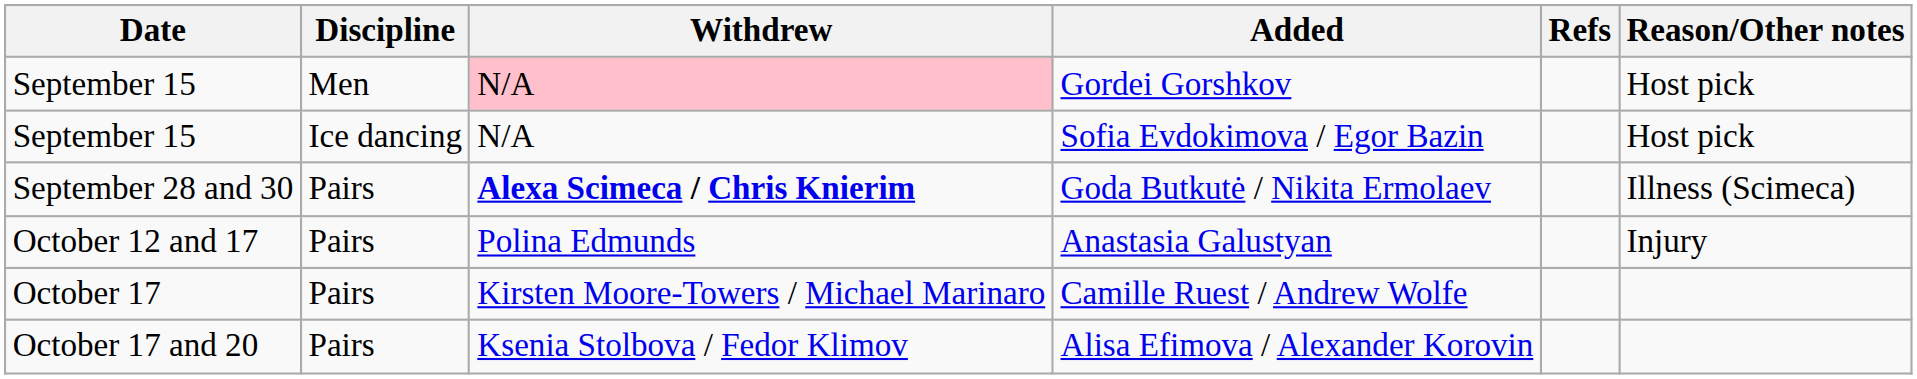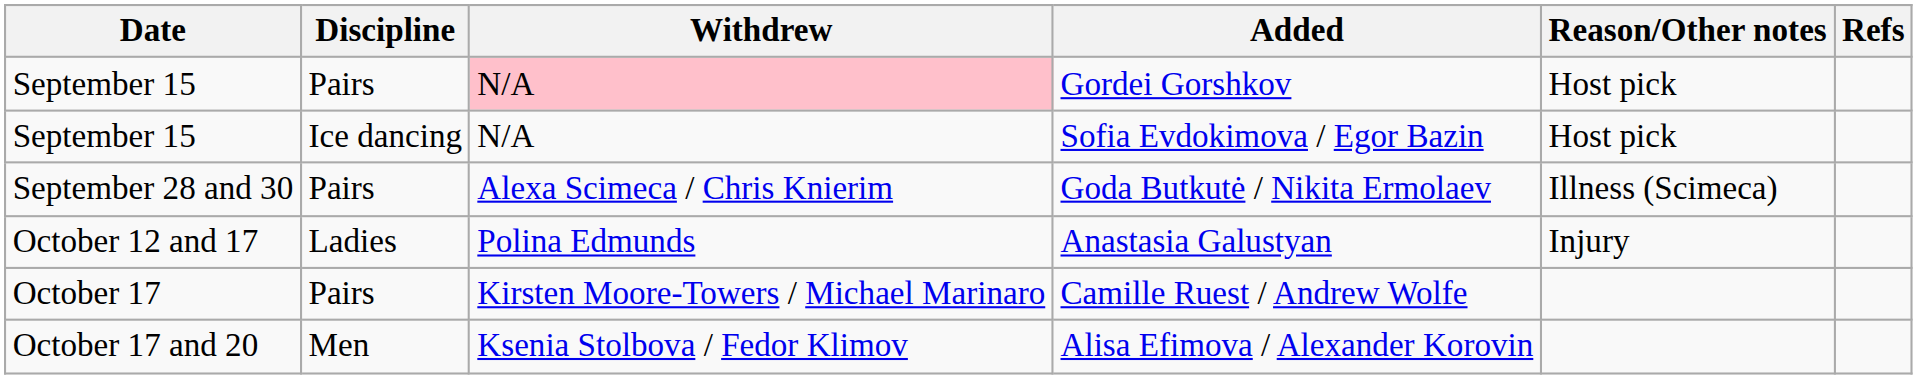columns swapped: (1765, 30) <-> (1580, 30)
(339, 83) Men -> (342, 83) Pairs
(696, 188) bold -> (685, 188) normal
(342, 240) Pairs -> (353, 240) Ladies
(342, 345) Pairs -> (339, 345) Men
